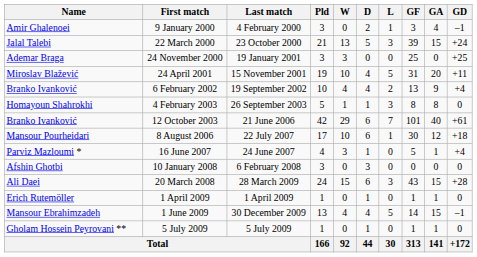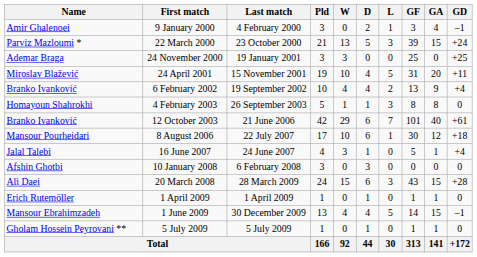(29, 43) Jalal Talebi -> (44, 43) Parviz Mazloumi *
(44, 151) Parviz Mazloumi * -> (29, 151) Jalal Talebi
